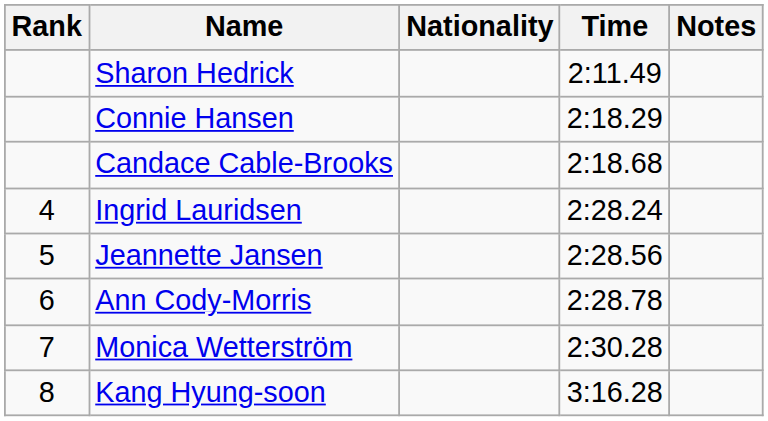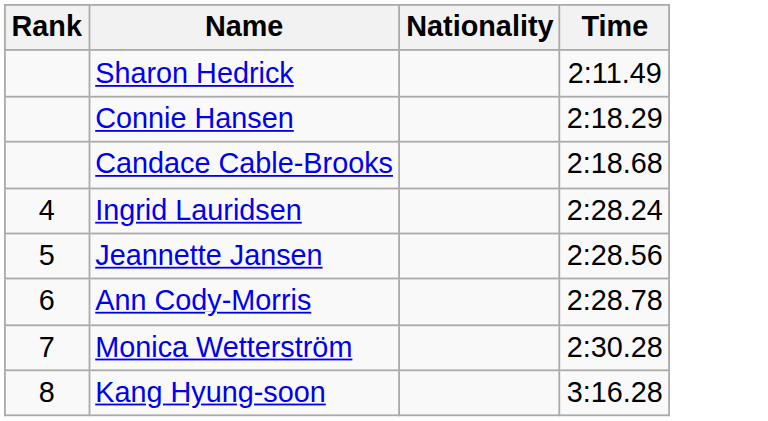- column: (716, 27)
